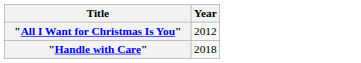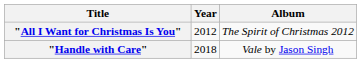+ column: (288, 13)
